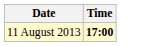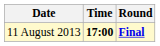+ column: (136, 13)
